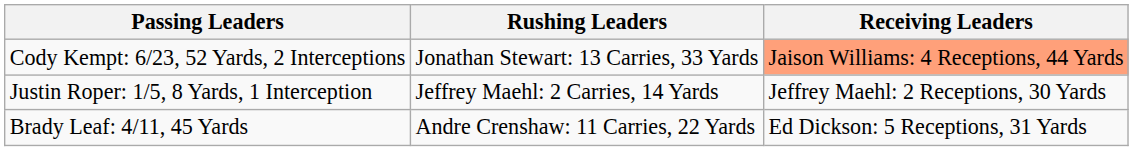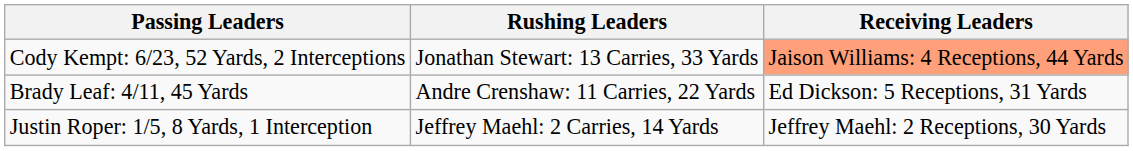rows swapped: (129, 127) <-> (191, 92)
